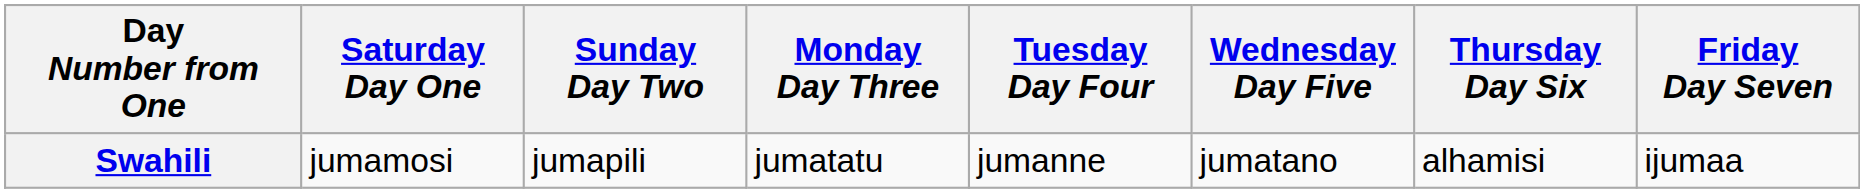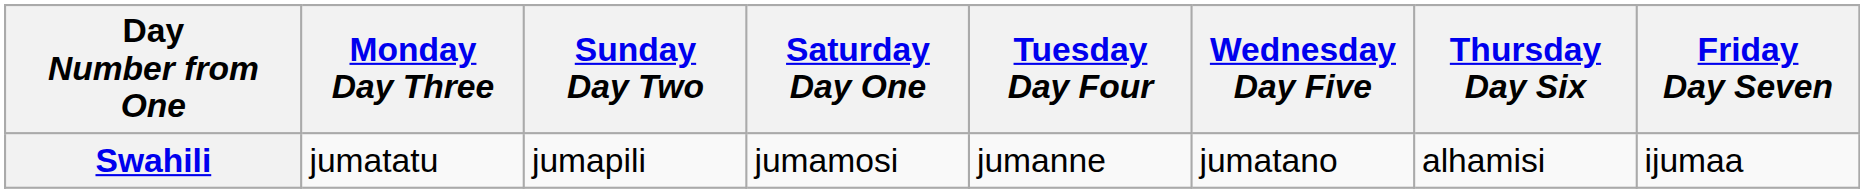columns swapped: (413, 68) <-> (858, 68)
